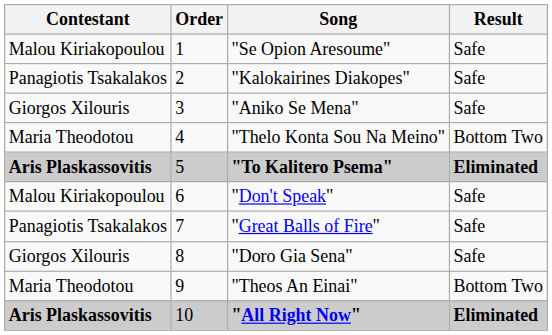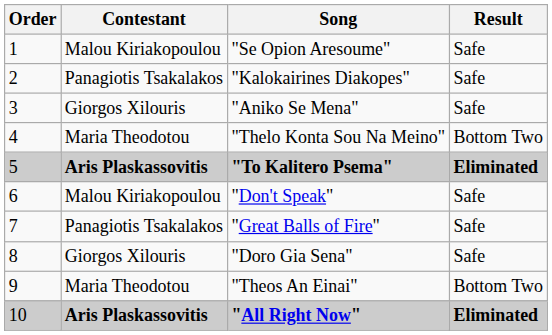columns swapped: (199, 19) <-> (88, 19)
